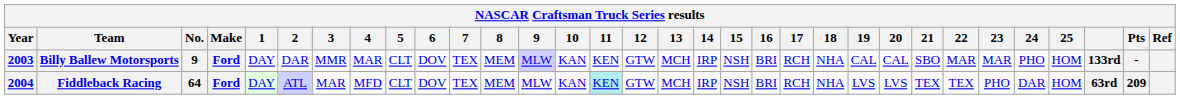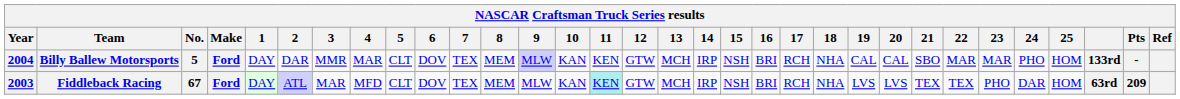(21, 60) 2003 -> (21, 60) 2004
(195, 60) 9 -> (195, 60) 5
(21, 83) 2004 -> (21, 83) 2003
(195, 83) 64 -> (195, 83) 67
